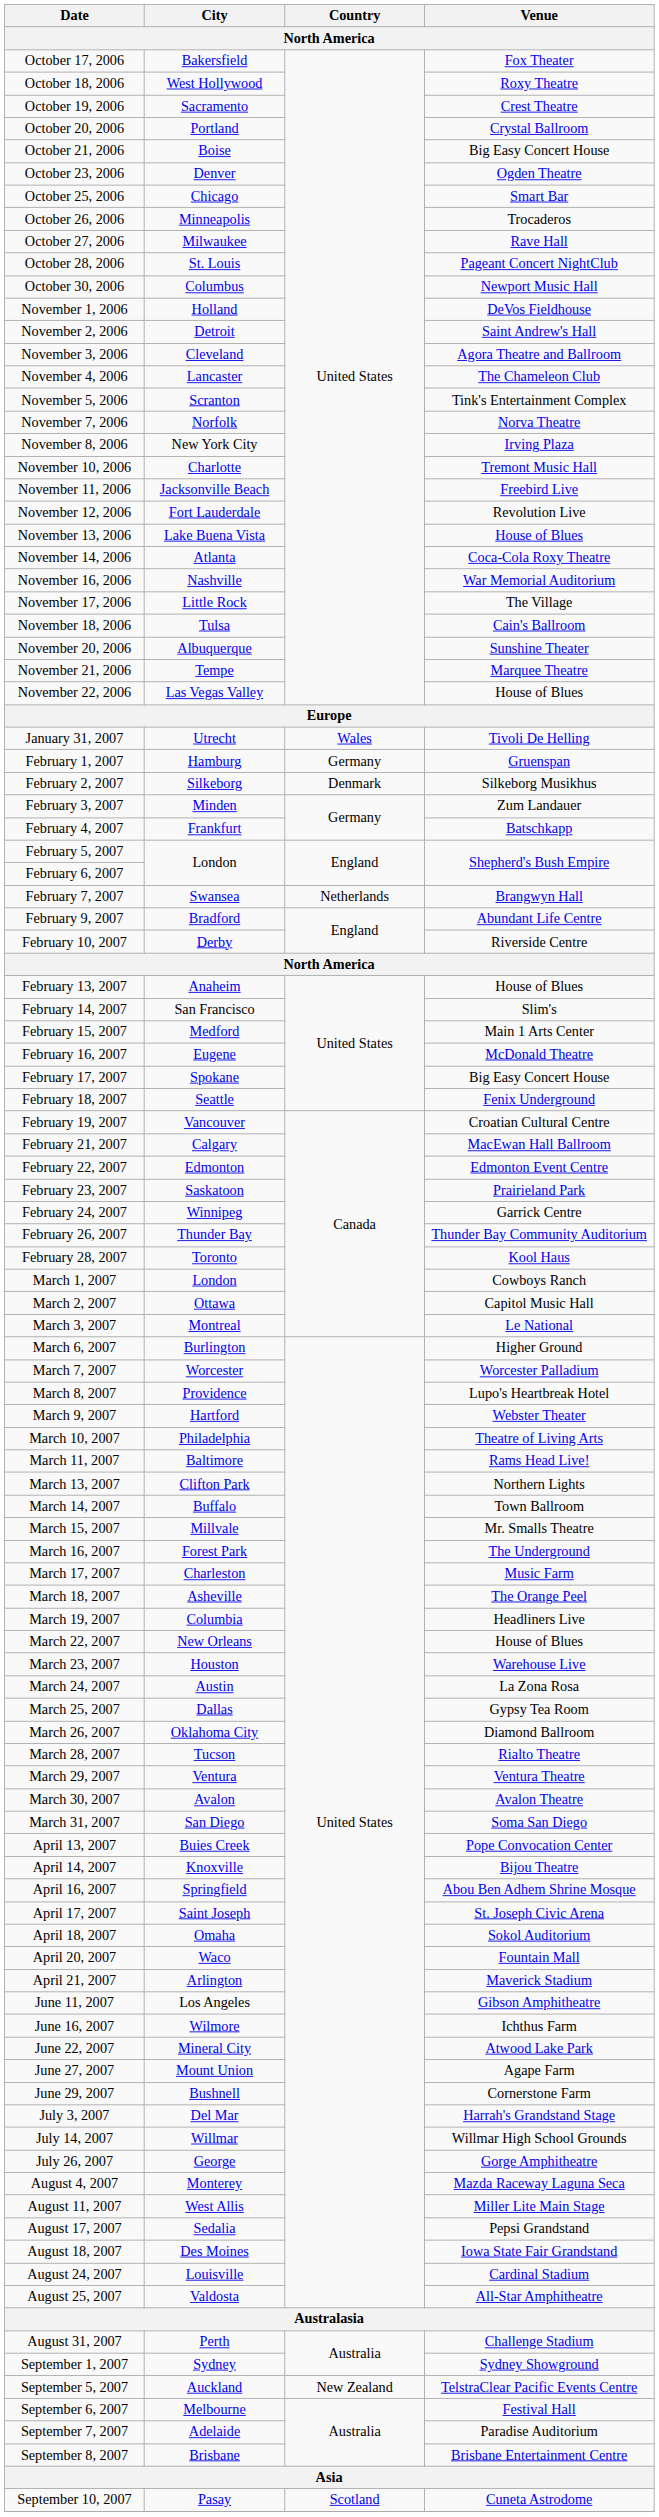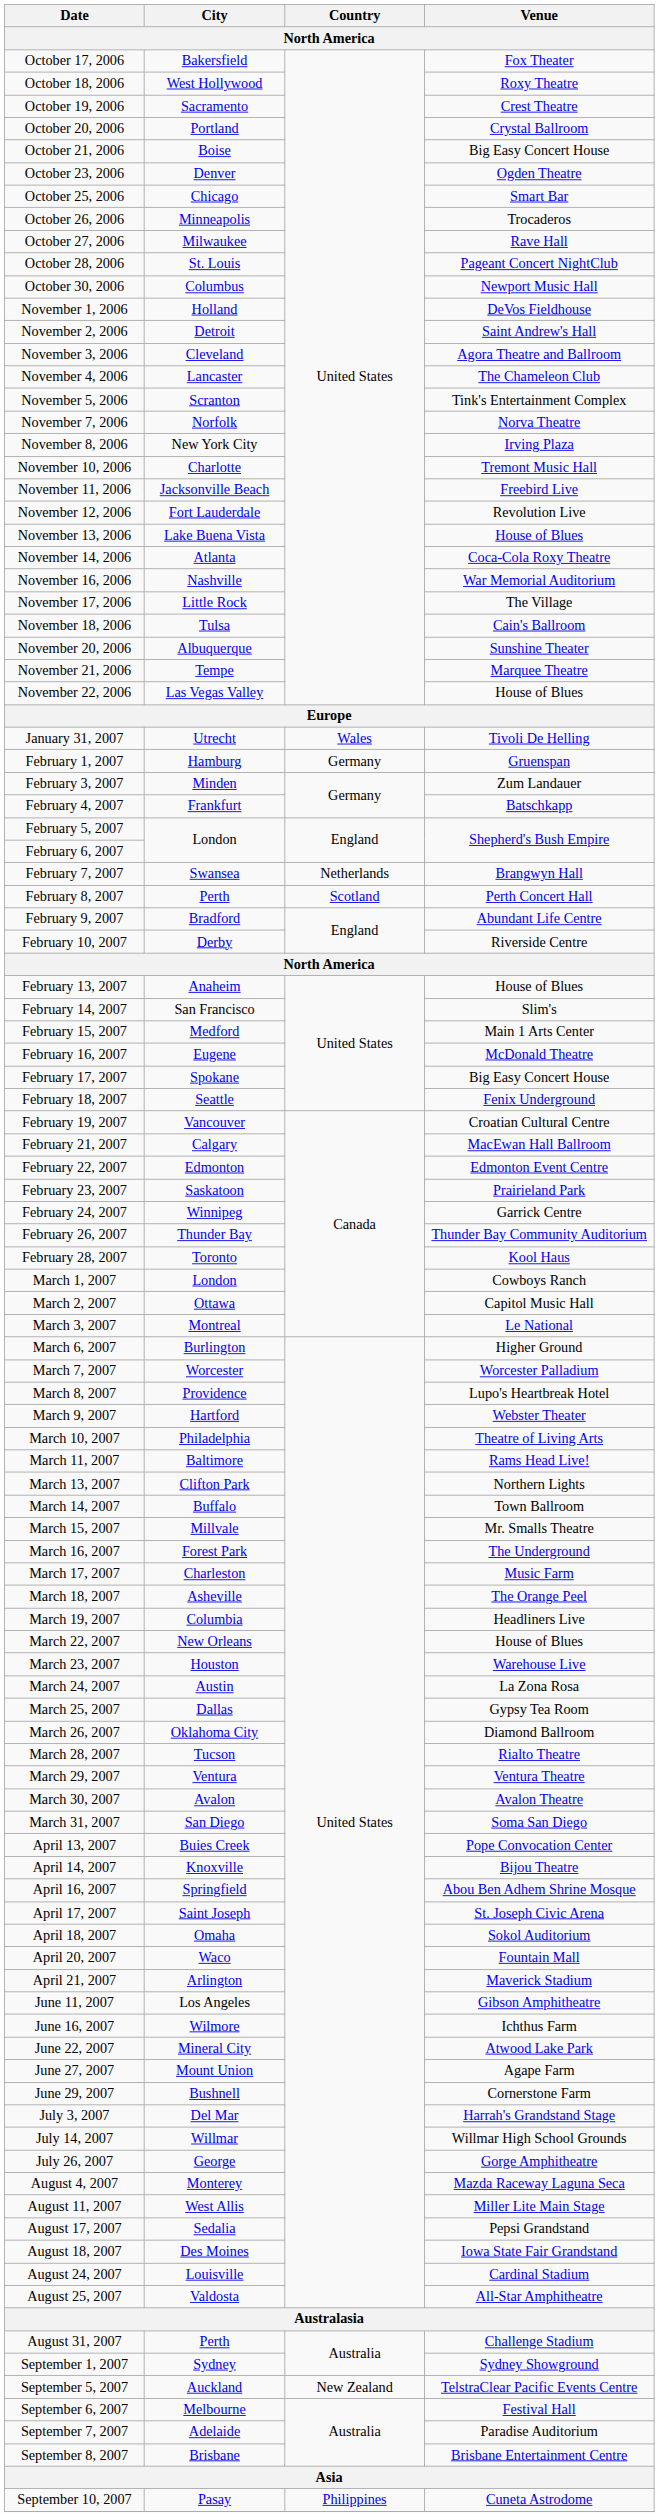- row: (74, 783)
+ row: (74, 896)
(355, 2500) Scotland -> (355, 2500) Philippines
